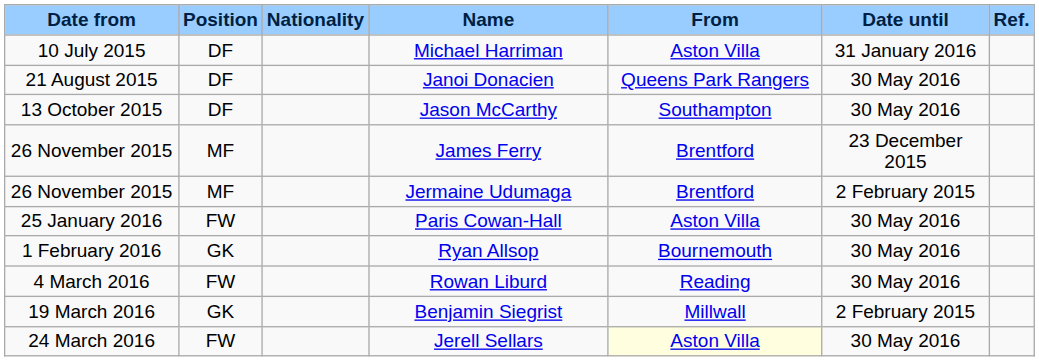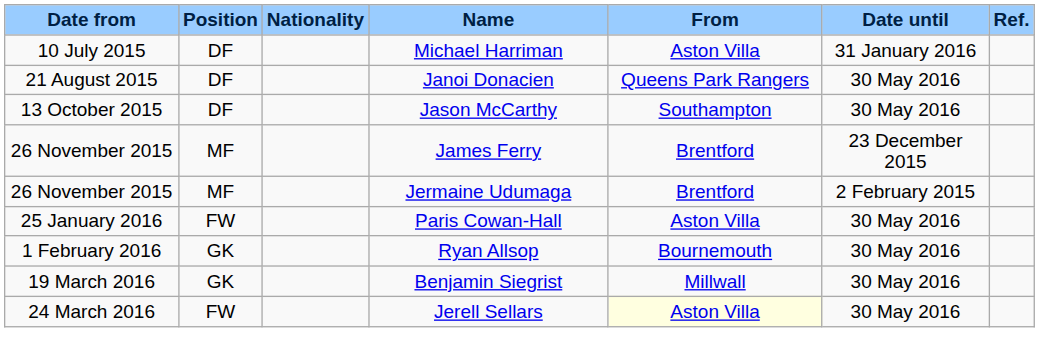- row: (488, 281)
(905, 311) 2 February 2015 -> (905, 281) 30 May 2016
